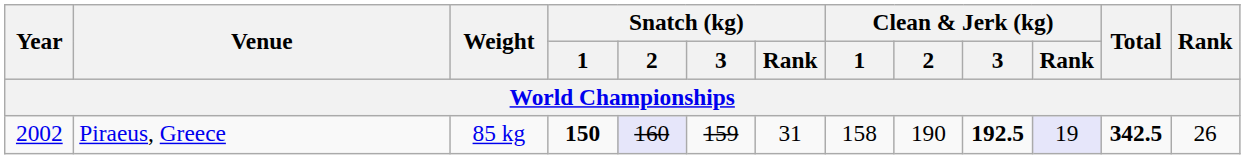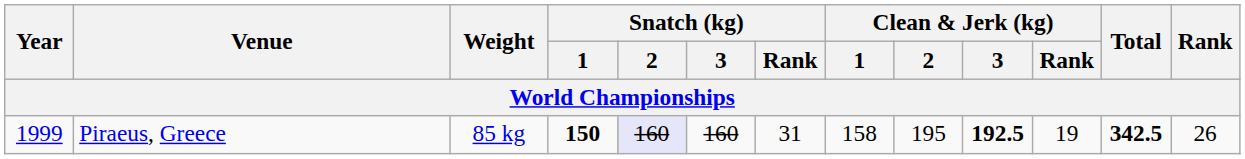(39, 134) 2002 -> (39, 134) 1999
(721, 134) 159 -> (721, 134) 160
(928, 134) 190 -> (928, 134) 195
(1067, 134) lavender background -> (1067, 134) no background
